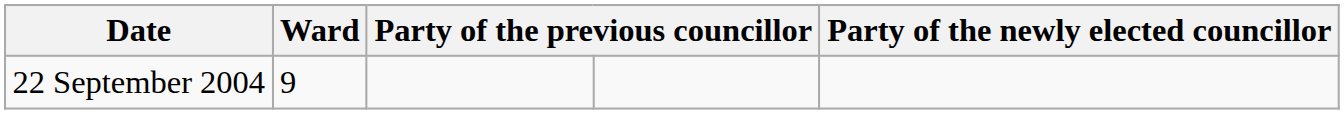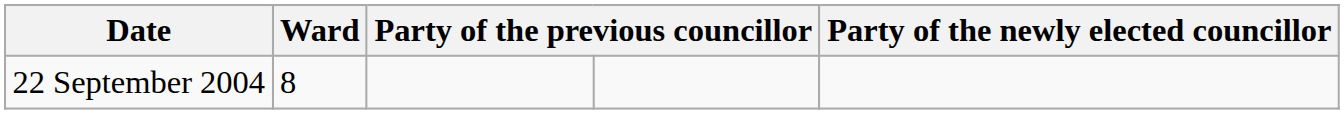(288, 81) 9 -> (288, 81) 8
